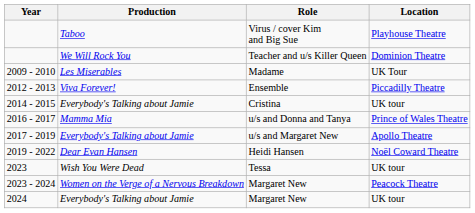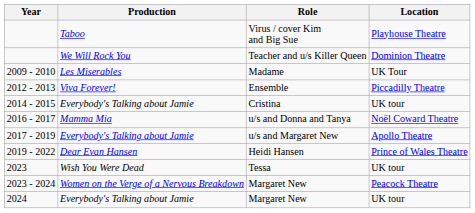(419, 119) Prince of Wales Theatre -> (415, 119) Noël Coward Theatre
(415, 151) Noël Coward Theatre -> (419, 151) Prince of Wales Theatre
